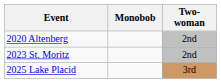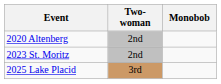columns swapped: (189, 17) <-> (135, 17)
